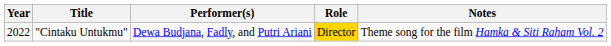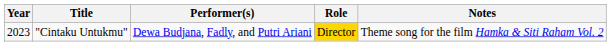(19, 31) 2022 -> (19, 31) 2023
